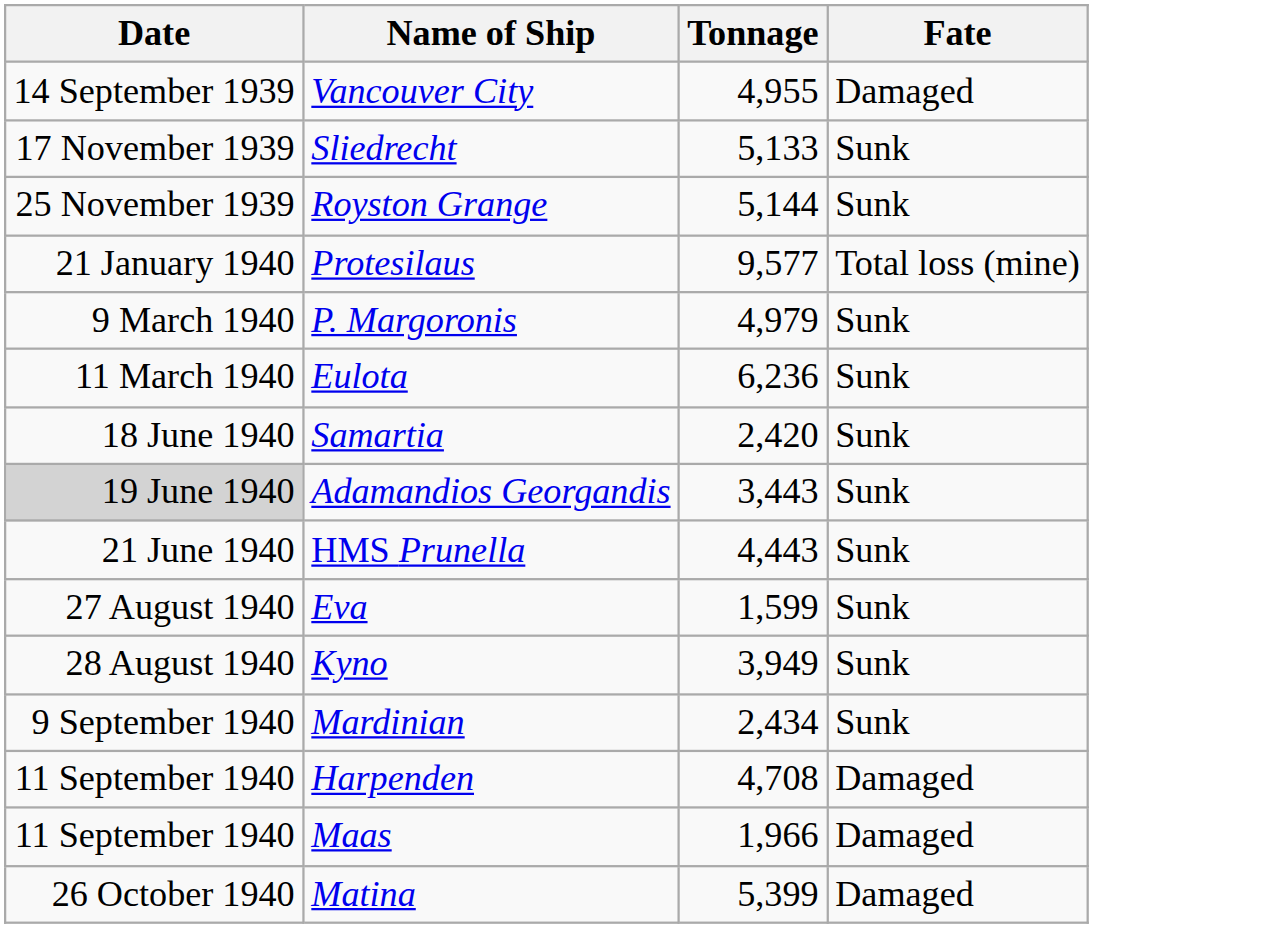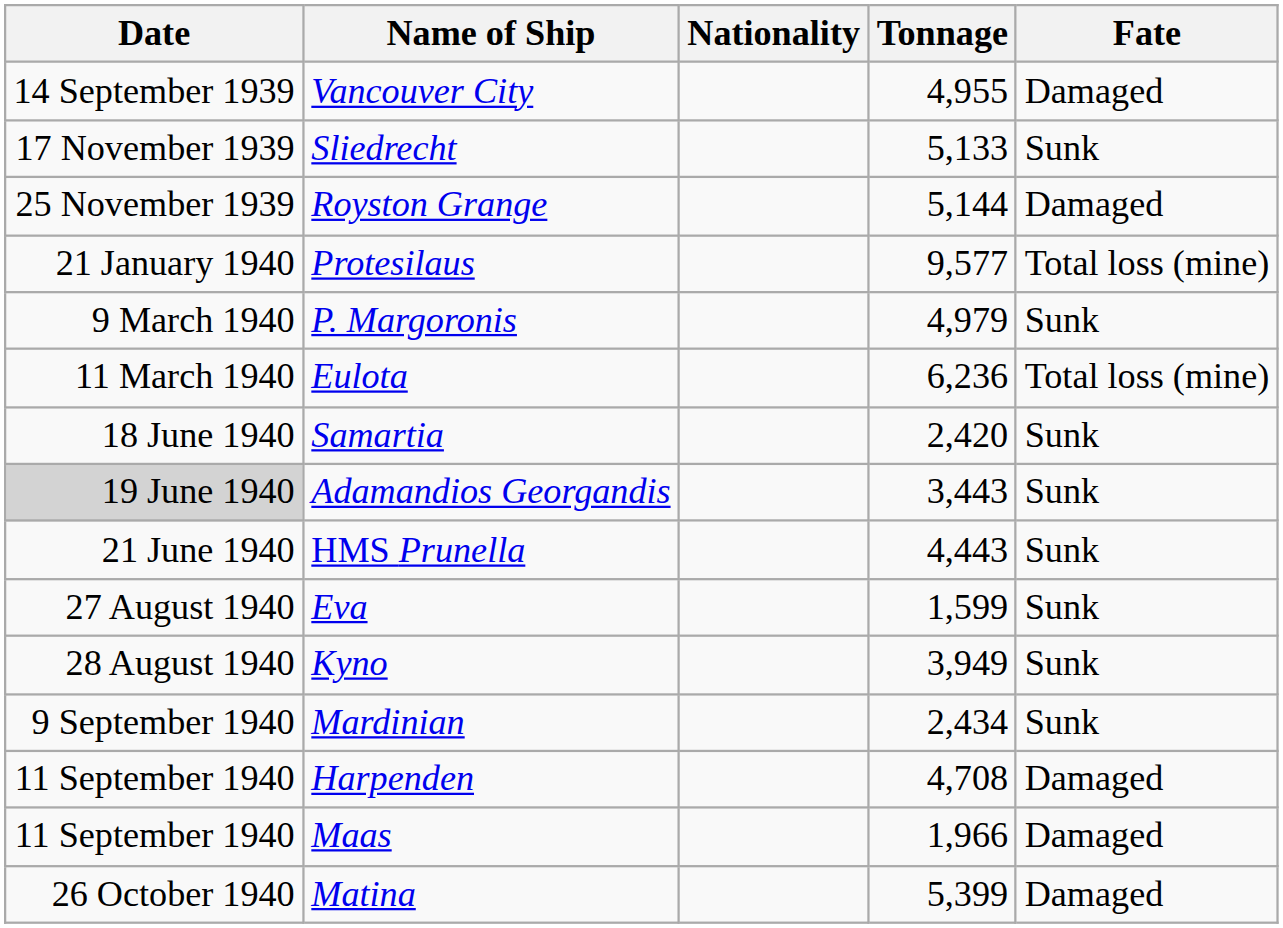+ column: (774, 33)
(872, 205) Sunk -> (1094, 205) Damaged
(872, 377) Sunk -> (1147, 377) Total loss (mine)
